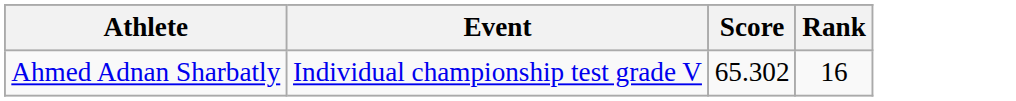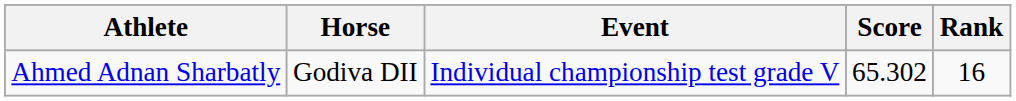+ column: (355, 27)
